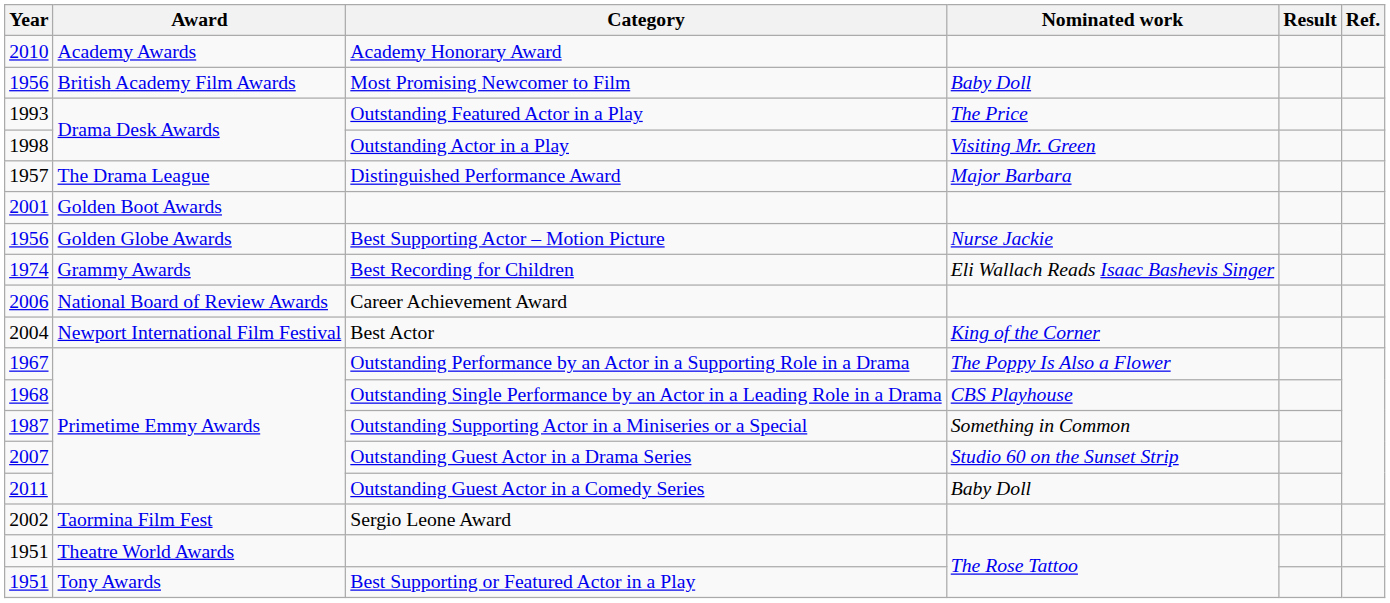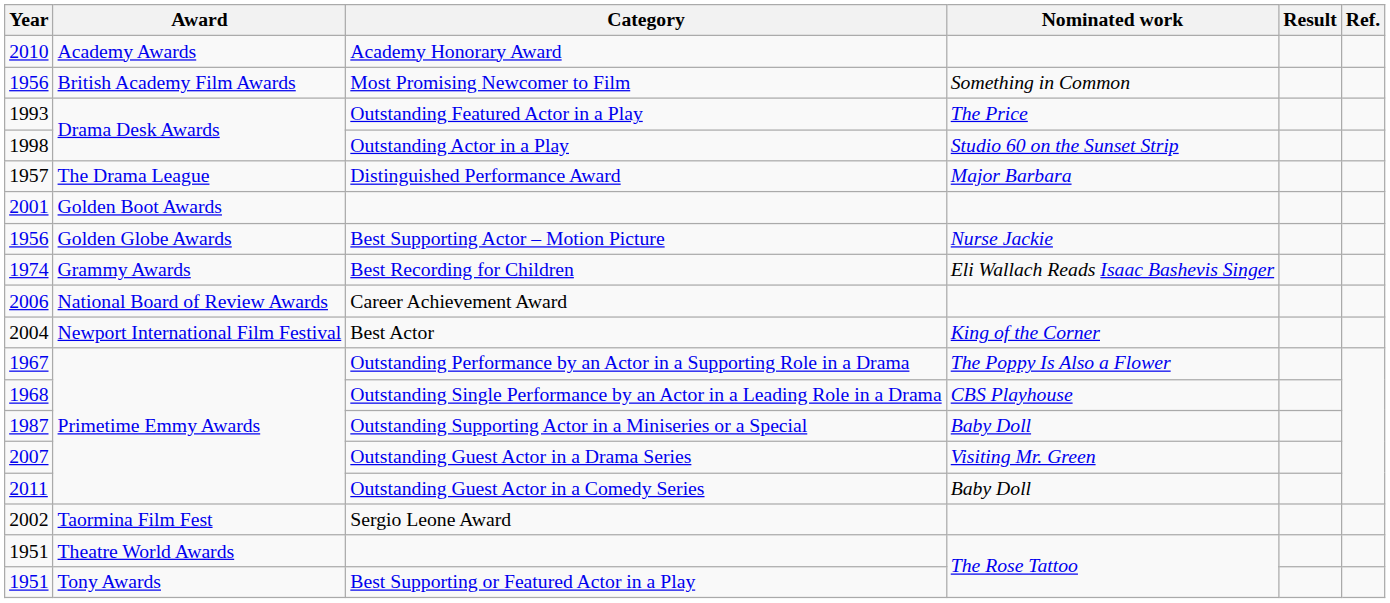(991, 82) Baby Doll -> (1040, 82) Something in Common
(1023, 144) Visiting Mr. Green -> (1065, 144) Studio 60 on the Sunset Strip
(1040, 425) Something in Common -> (991, 425) Baby Doll
(1065, 457) Studio 60 on the Sunset Strip -> (1023, 457) Visiting Mr. Green
